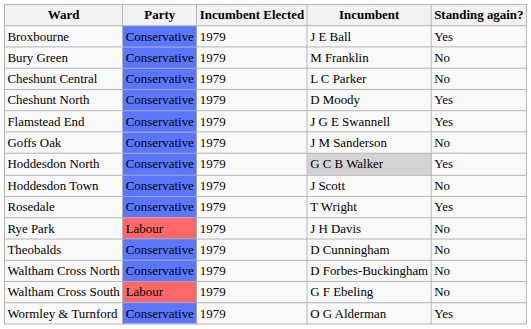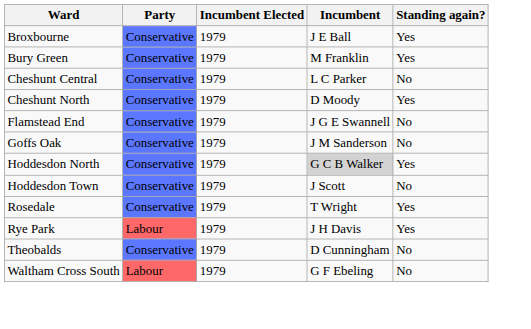(442, 57) No -> (406, 57) Yes
(444, 121) Yes -> (404, 121) No
(442, 228) No -> (406, 228) Yes
- row: (64, 270)
- row: (62, 313)
